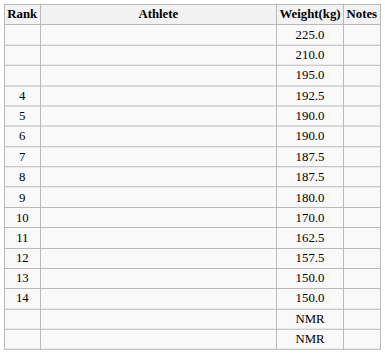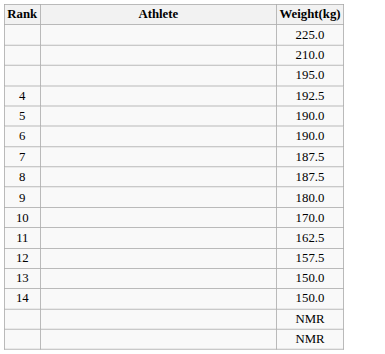- column: (362, 14)
